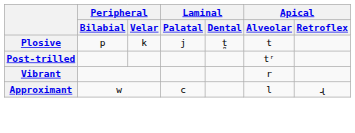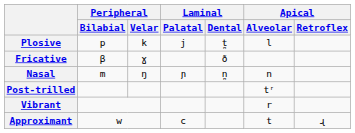(269, 43) t -> (269, 43) l
+ row: (41, 58)
+ row: (41, 74)
(269, 89) l -> (269, 120) t
